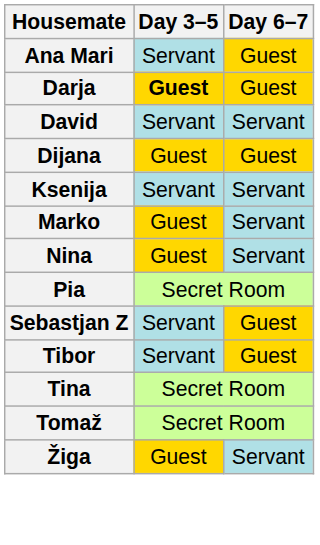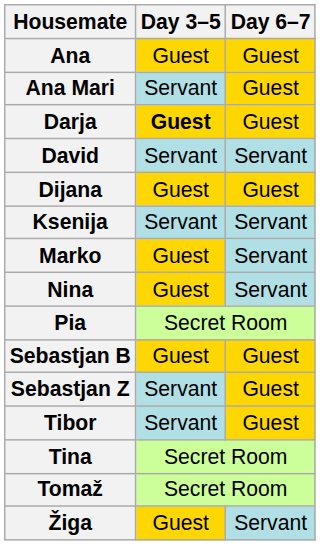+ row: (70, 55)
+ row: (70, 356)
